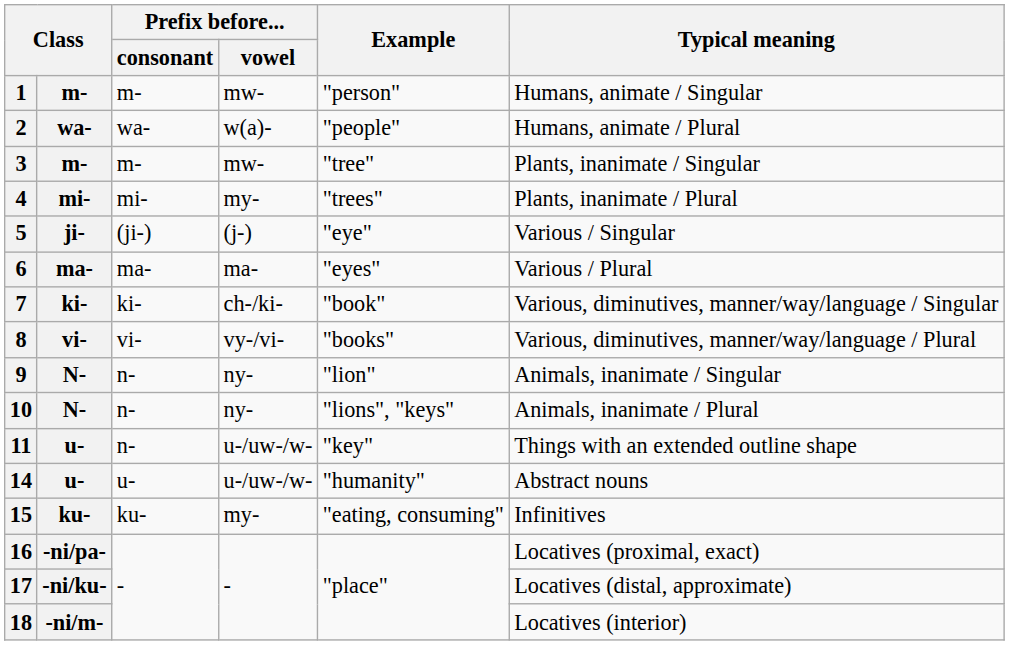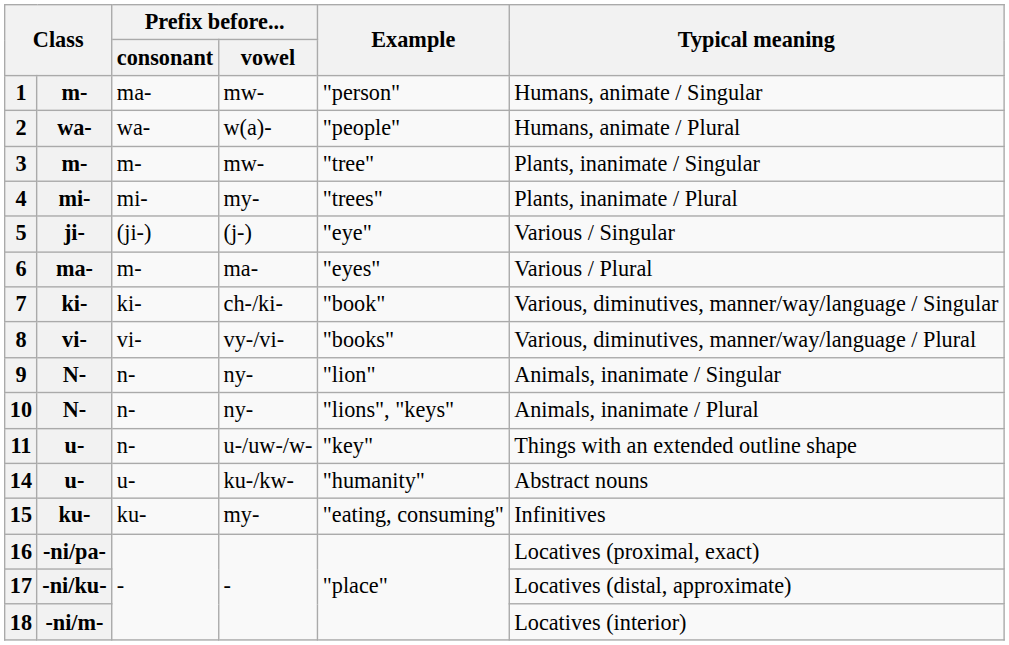(129, 92) m- -> (134, 92) ma-
(134, 269) ma- -> (129, 269) m-
(268, 480) u-/uw-/w- -> (259, 480) ku-/kw-
